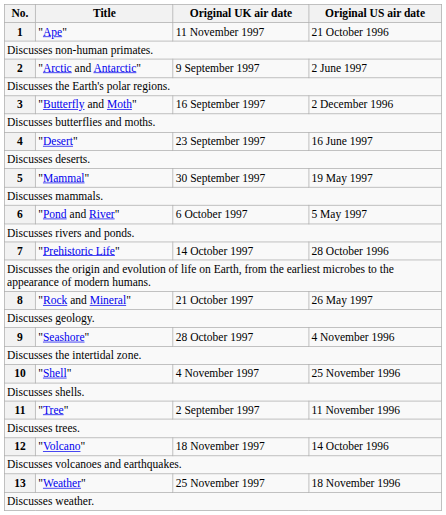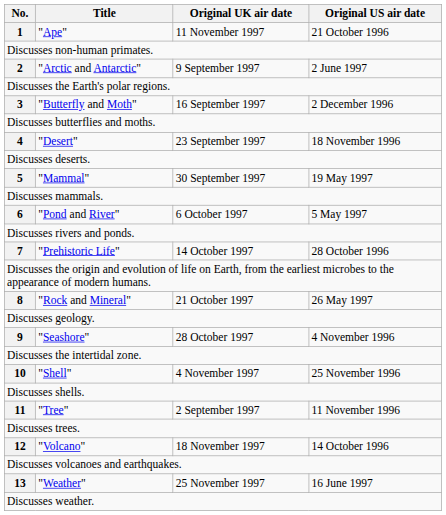(342, 141) 16 June 1997 -> (356, 141) 18 November 1996
(356, 483) 18 November 1996 -> (342, 483) 16 June 1997
